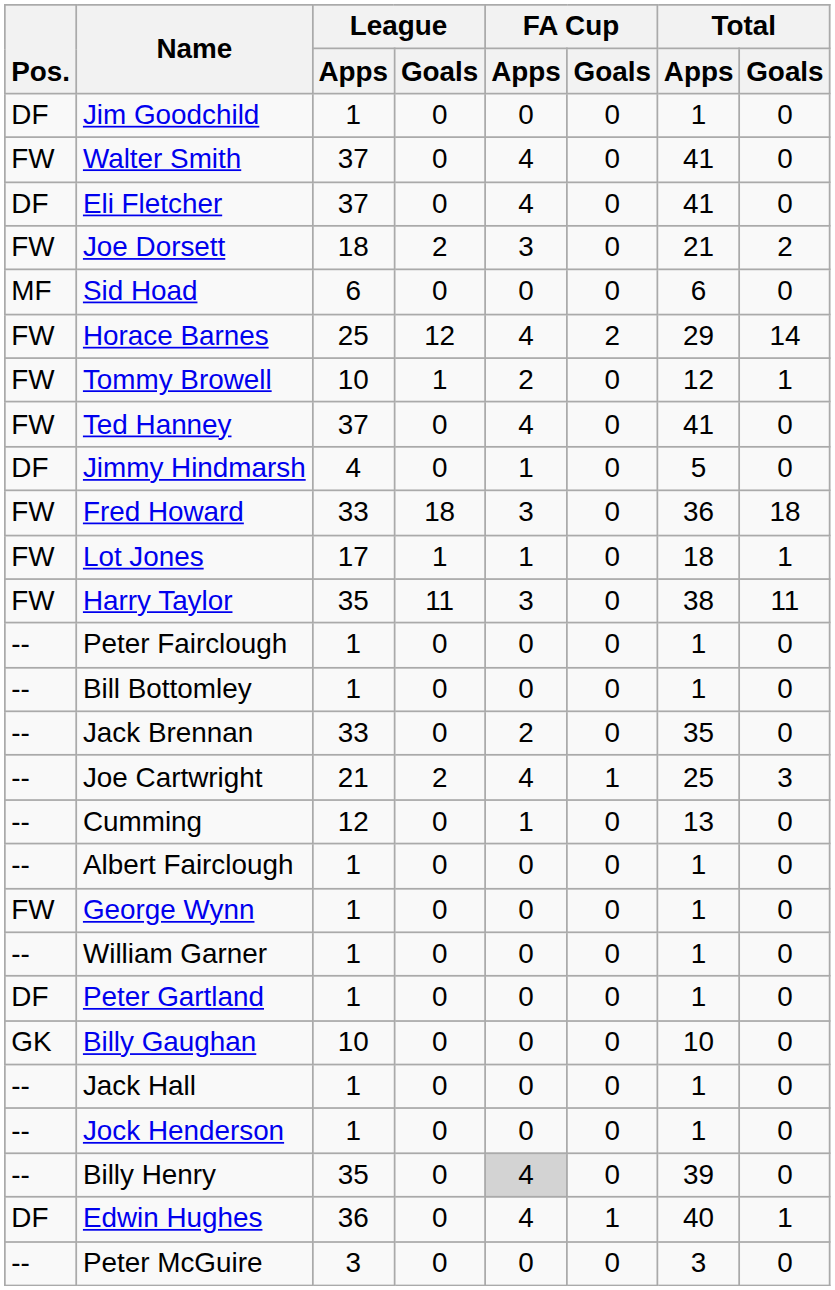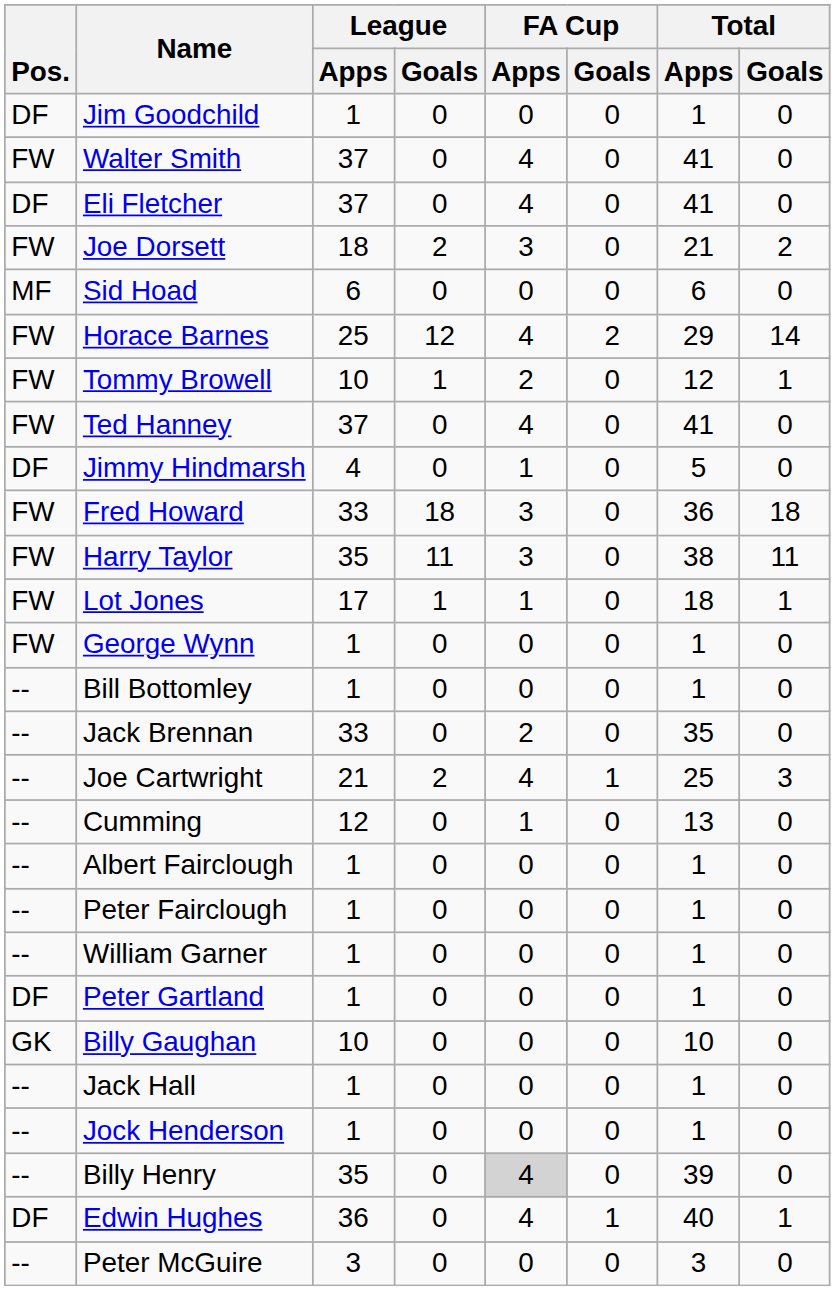rows swapped: (143, 556) <-> (158, 600)
rows swapped: (169, 909) <-> (185, 644)
